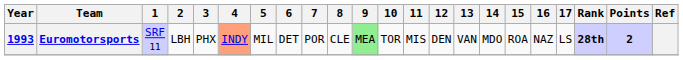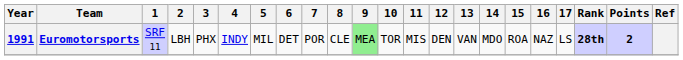(21, 39) 1993 -> (21, 39) 1991
(235, 39) lightsalmon background -> (235, 39) no background
